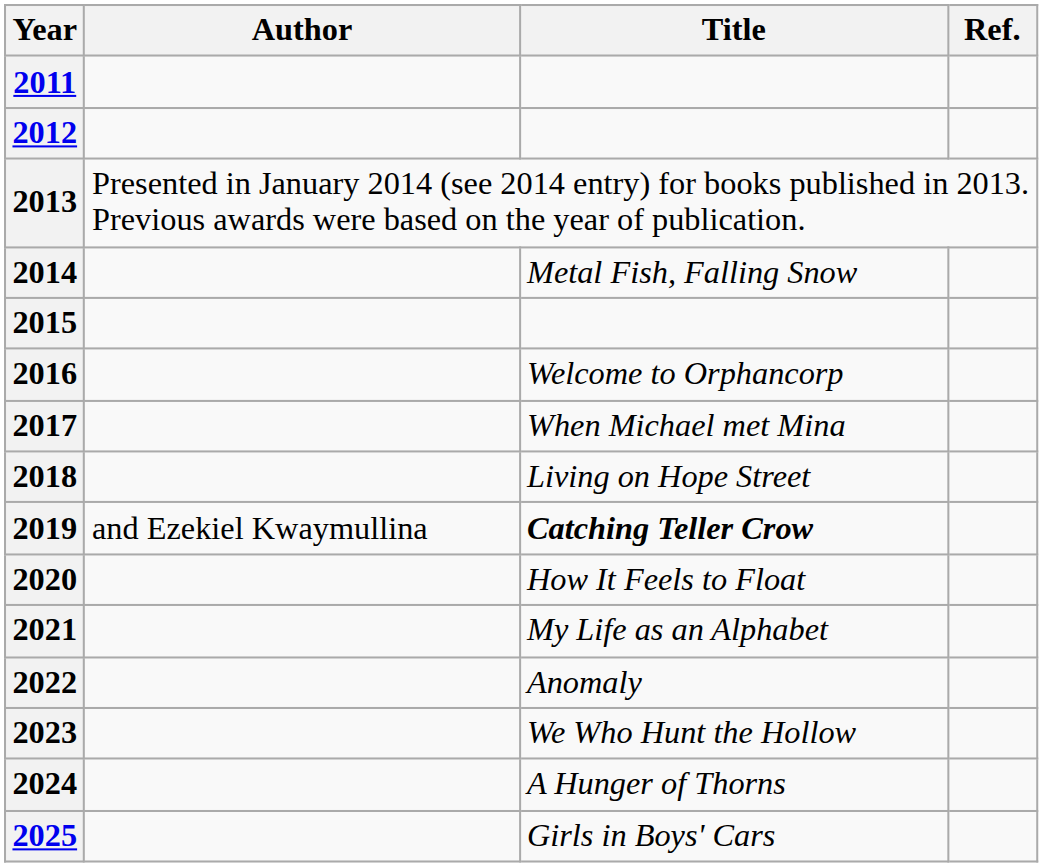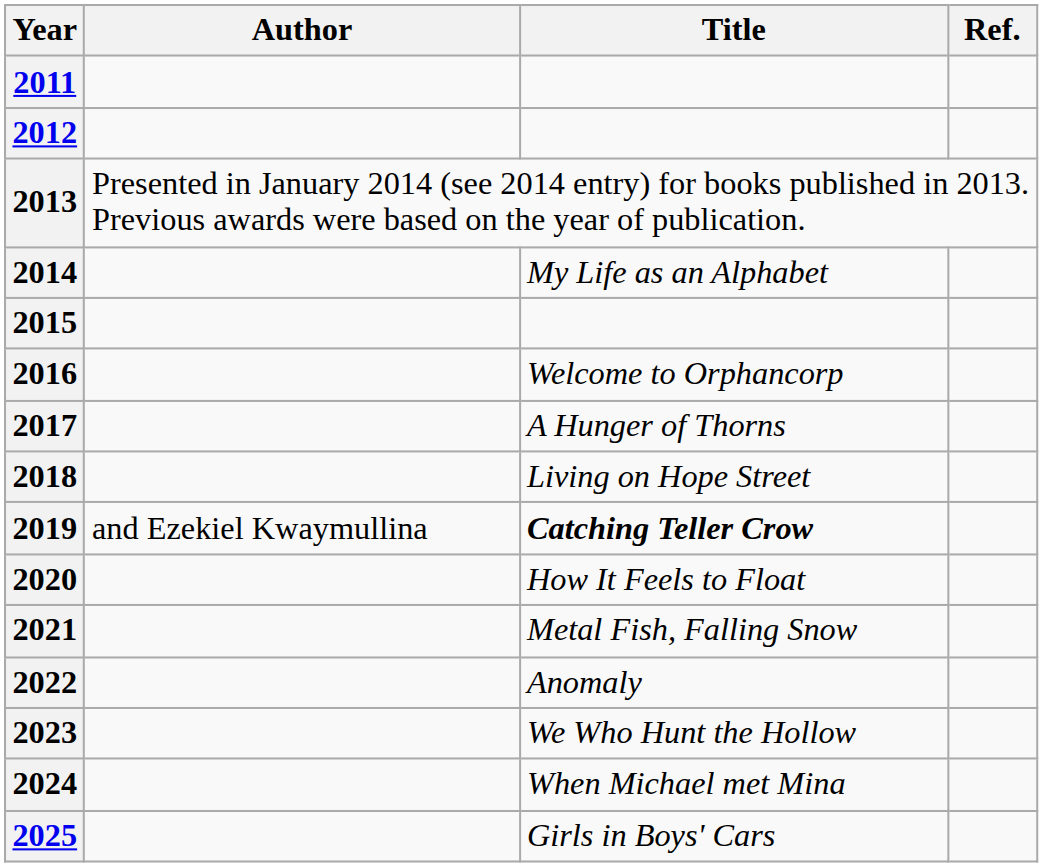(692, 271) Metal Fish, Falling Snow -> (677, 271) My Life as an Alphabet
(686, 425) When Michael met Mina -> (656, 425) A Hunger of Thorns
(677, 630) My Life as an Alphabet -> (692, 630) Metal Fish, Falling Snow
(656, 784) A Hunger of Thorns -> (686, 784) When Michael met Mina
